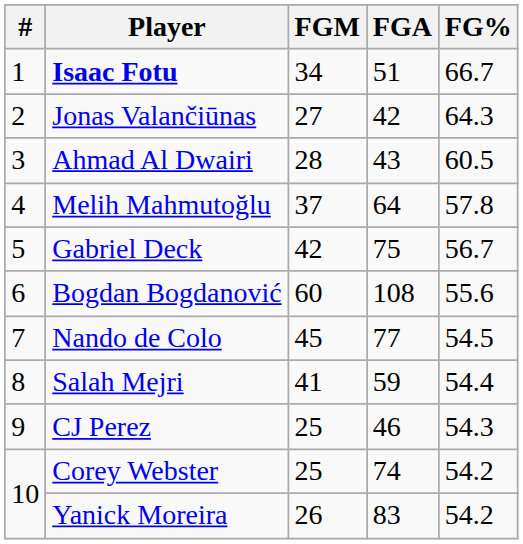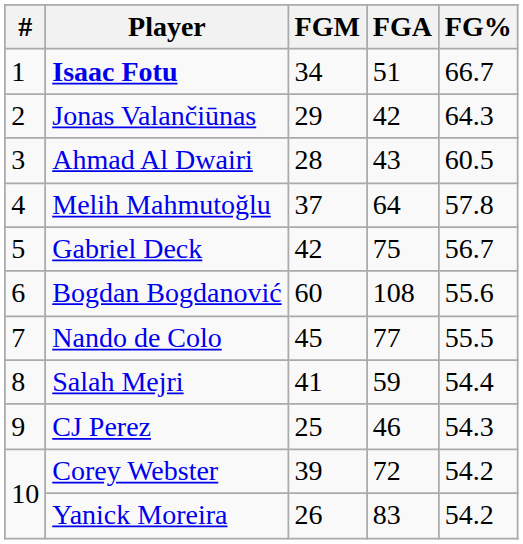(309, 115) 27 -> (309, 115) 29
(469, 337) 54.5 -> (469, 337) 55.5
(309, 470) 25 -> (309, 470) 39
(387, 470) 74 -> (387, 470) 72
